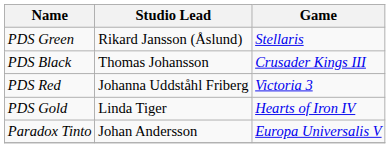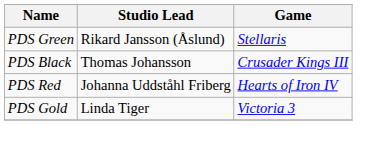(284, 85) Victoria 3 -> (288, 85) Hearts of Iron IV
(305, 108) Hearts of Iron IV -> (266, 108) Victoria 3
- row: (50, 131)
